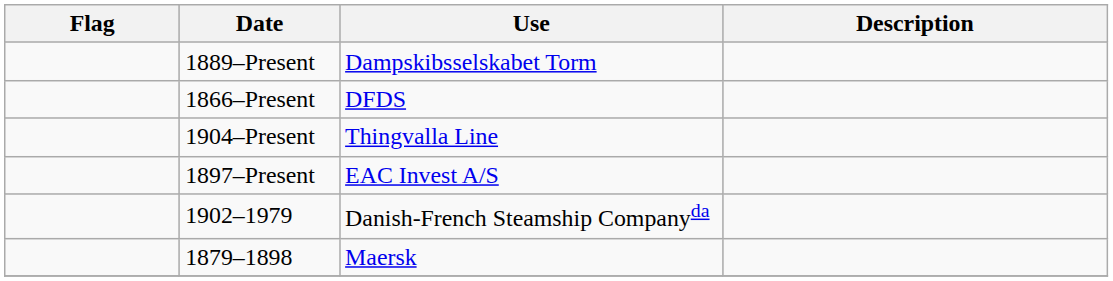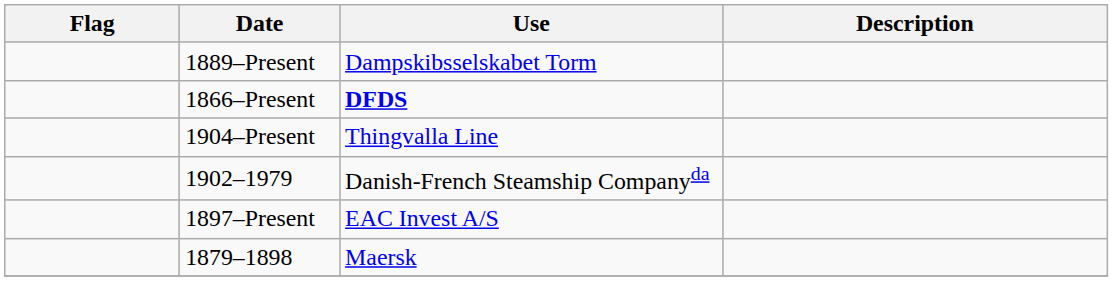(376, 99) normal -> (376, 99) bold
rows swapped: (250, 174) <-> (239, 215)
